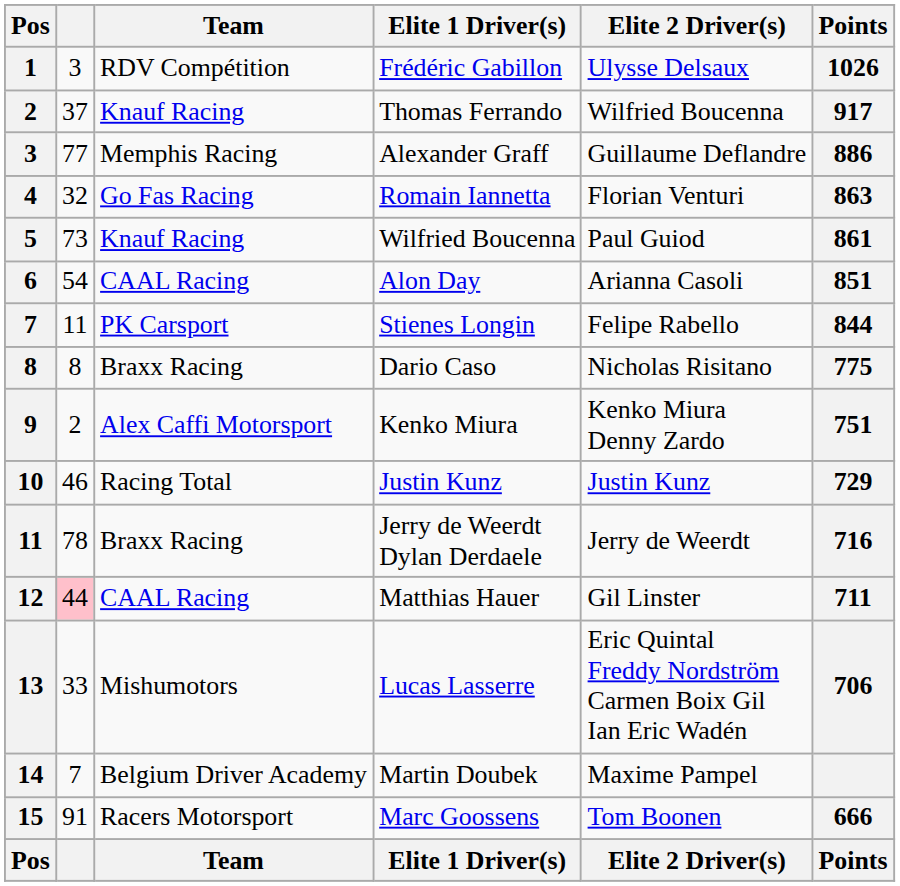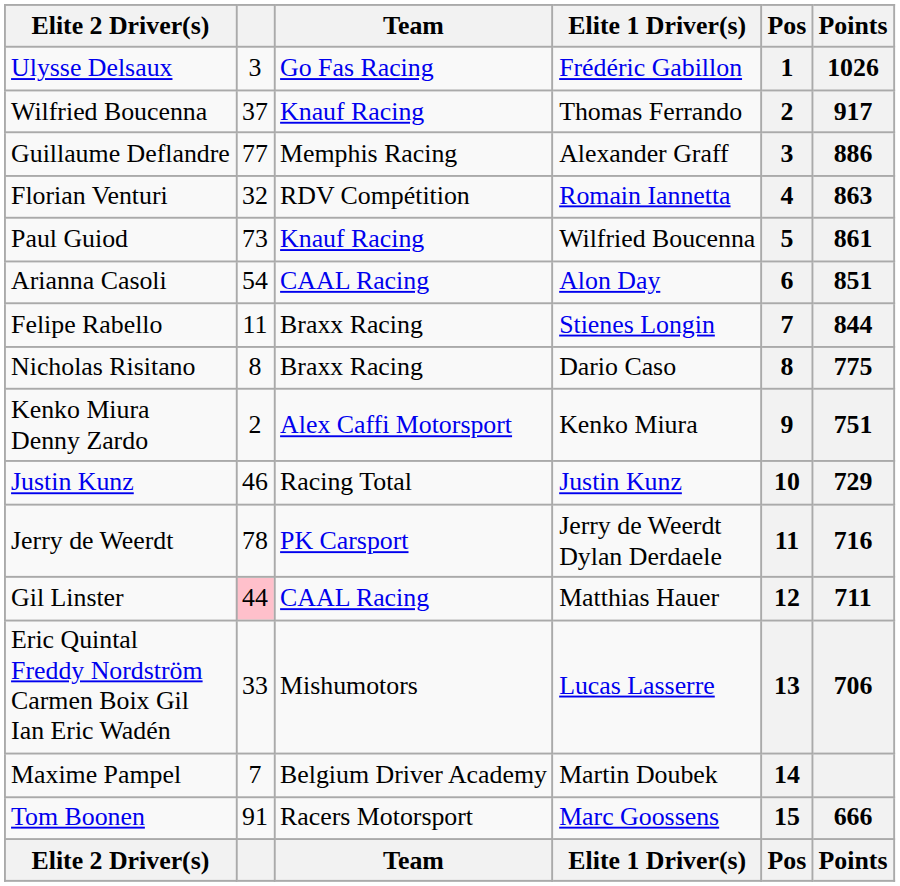columns swapped: (30, 25) <-> (697, 25)
(195, 68) RDV Compétition -> (357, 68) Go Fas Racing
(177, 195) Go Fas Racing -> (375, 195) RDV Compétition
(164, 323) PK Carsport -> (351, 323) Braxx Racing
(171, 539) Braxx Racing -> (344, 539) PK Carsport
